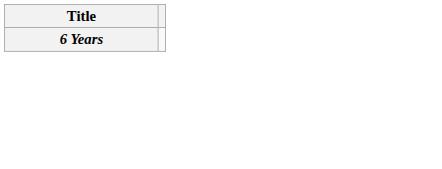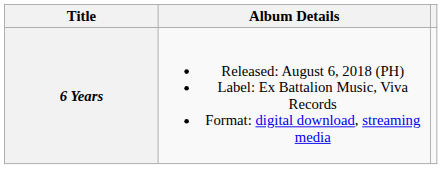+ column: (294, 16)
